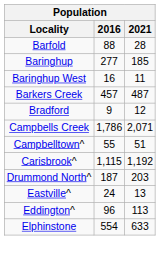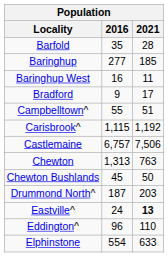(109, 45) 88 -> (117, 45) 35
- row: (49, 95)
(140, 111) 12 -> (148, 95) 17
- row: (49, 128)
+ row: (53, 144)
+ row: (53, 161)
+ row: (53, 177)
(140, 194) normal -> (148, 210) bold
(140, 210) 113 -> (148, 227) 110
